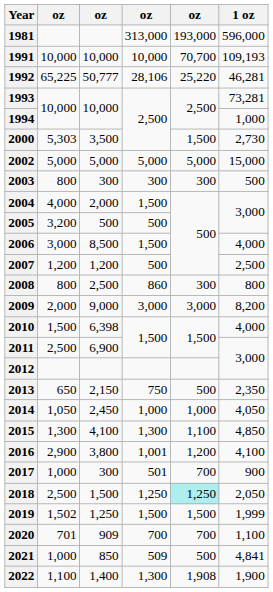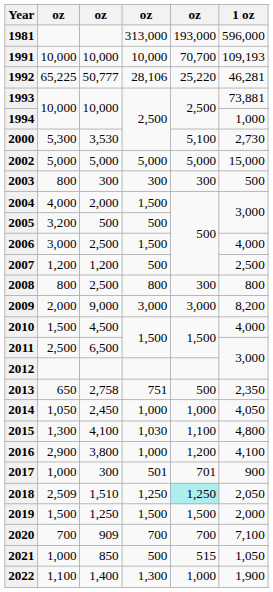(247, 98) 73,281 -> (247, 98) 73,881
(62, 139) 5,303 -> (62, 139) 5,300
(104, 139) 3,500 -> (104, 139) 3,530
(201, 139) 1,500 -> (201, 139) 5,100
(104, 243) 8,500 -> (104, 243) 2,500
(158, 285) 860 -> (158, 285) 800
(104, 327) 6,398 -> (104, 327) 4,500
(104, 347) 6,900 -> (104, 347) 6,500
(104, 389) 2,150 -> (104, 389) 2,758
(158, 389) 750 -> (158, 389) 751
(153, 431) 1,300 -> (153, 431) 1,030
(250, 431) 4,850 -> (250, 431) 4,800
(153, 451) 1,001 -> (153, 451) 1,000
(206, 472) 700 -> (206, 472) 701
(62, 493) 2,500 -> (62, 493) 2,509
(104, 493) 1,500 -> (104, 493) 1,510
(62, 514) 1,502 -> (62, 514) 1,500
(250, 514) 1,999 -> (250, 514) 2,000
(67, 535) 701 -> (67, 535) 700
(250, 535) 1,100 -> (250, 535) 7,100
(158, 555) 509 -> (158, 555) 500
(206, 555) 500 -> (206, 555) 515
(250, 555) 4,841 -> (250, 555) 1,050
(201, 576) 1,908 -> (201, 576) 1,000
